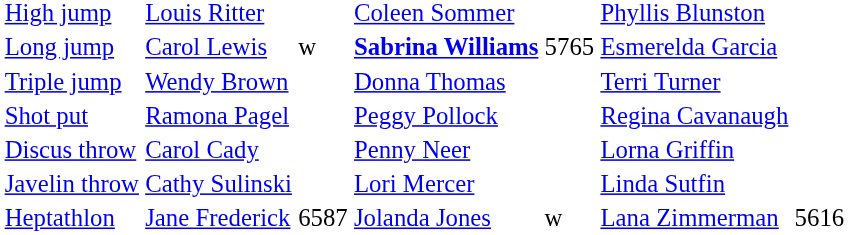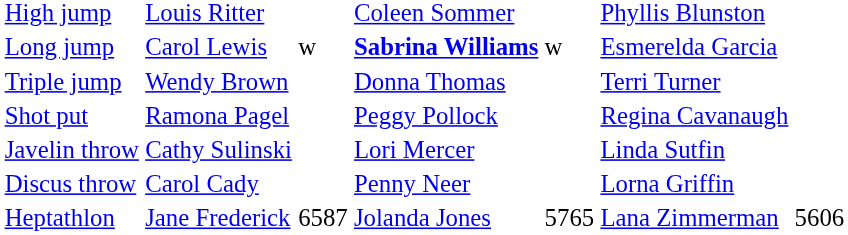(569, 47) 5765 -> (554, 47) w
rows swapped: (70, 149) <-> (72, 183)
(554, 217) w -> (569, 217) 5765
(819, 217) 5616 -> (819, 217) 5606
